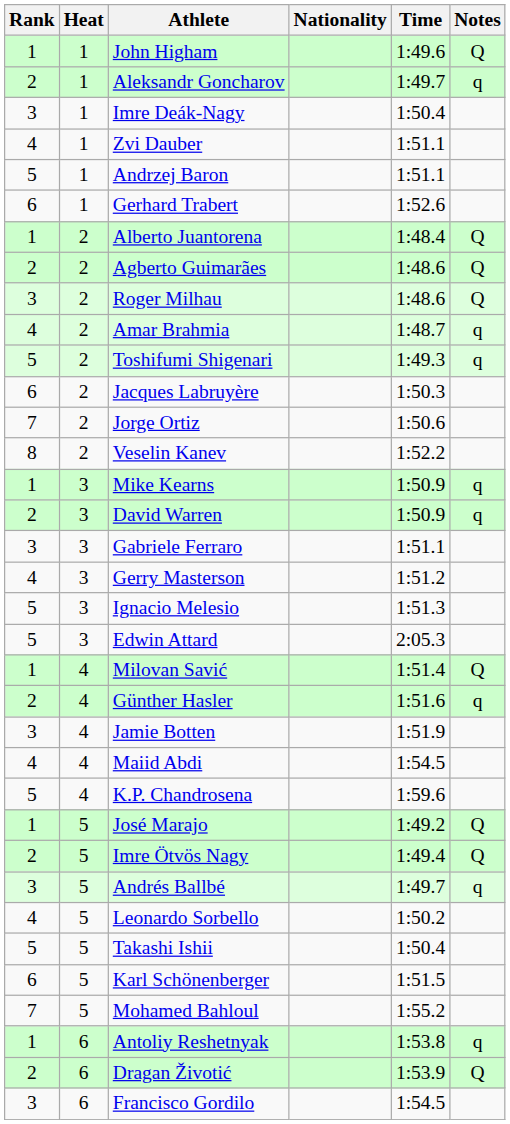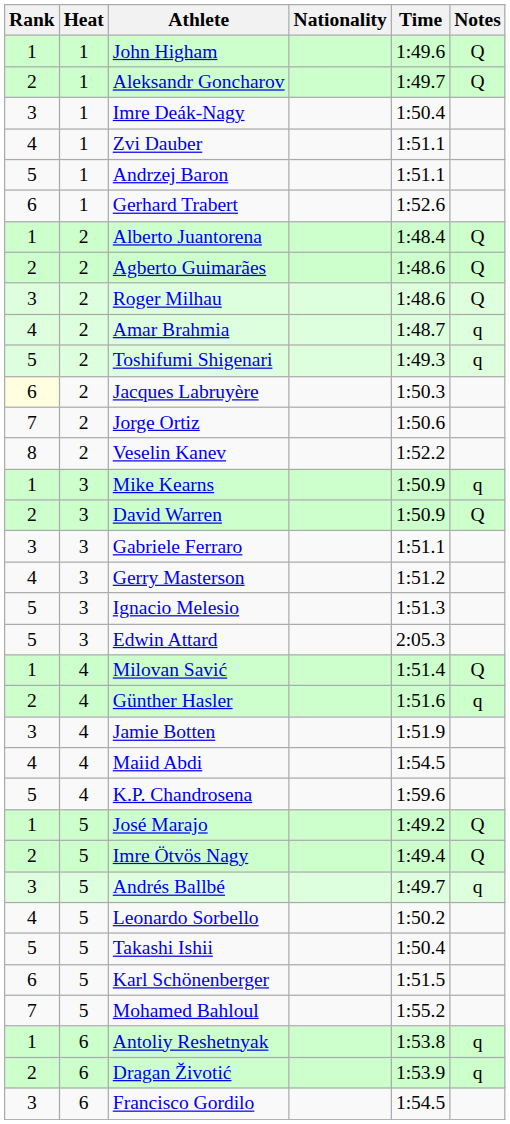(478, 81) q -> (478, 81) Q
(32, 391) no background -> (32, 391) lightyellow background
(478, 515) q -> (478, 515) Q
(478, 1072) Q -> (478, 1072) q
